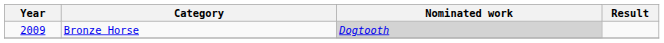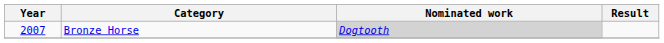(33, 30) 2009 -> (33, 30) 2007
